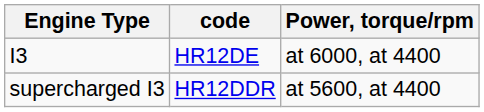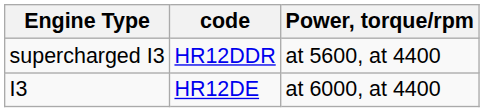rows swapped: (19, 55) <-> (87, 89)
